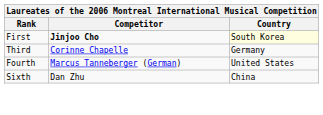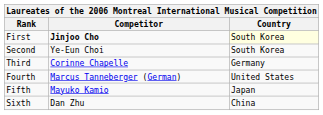+ row: (21, 50)
+ row: (18, 90)
